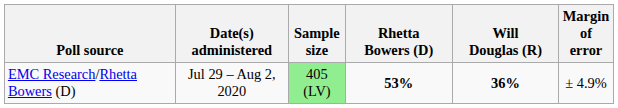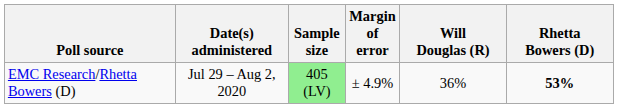columns swapped: (586, 33) <-> (399, 42)
(505, 83) bold -> (453, 83) normal
